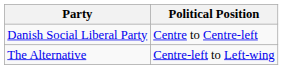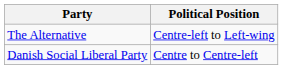rows swapped: (77, 34) <-> (47, 54)
